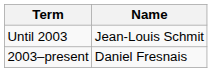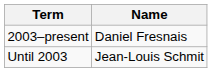rows swapped: (48, 57) <-> (37, 36)
